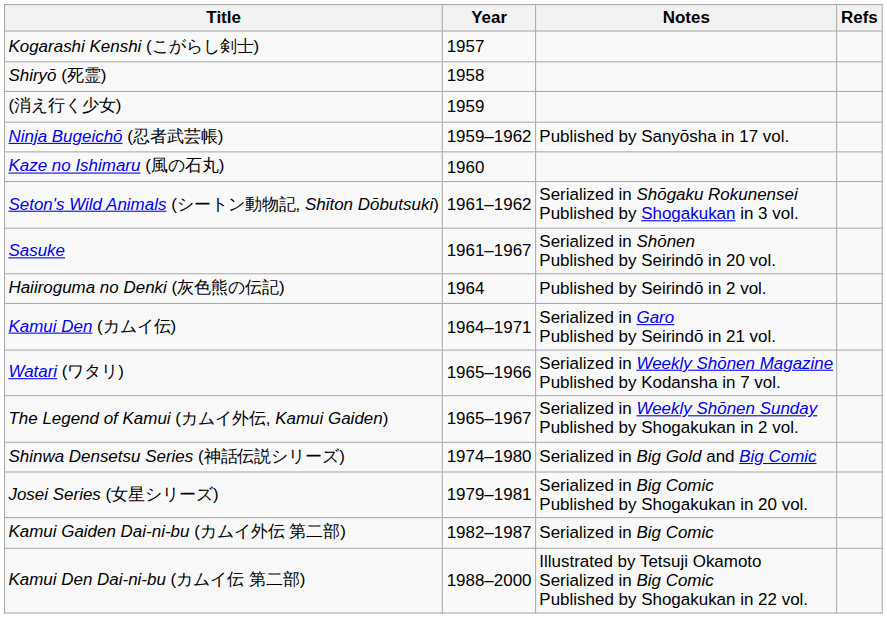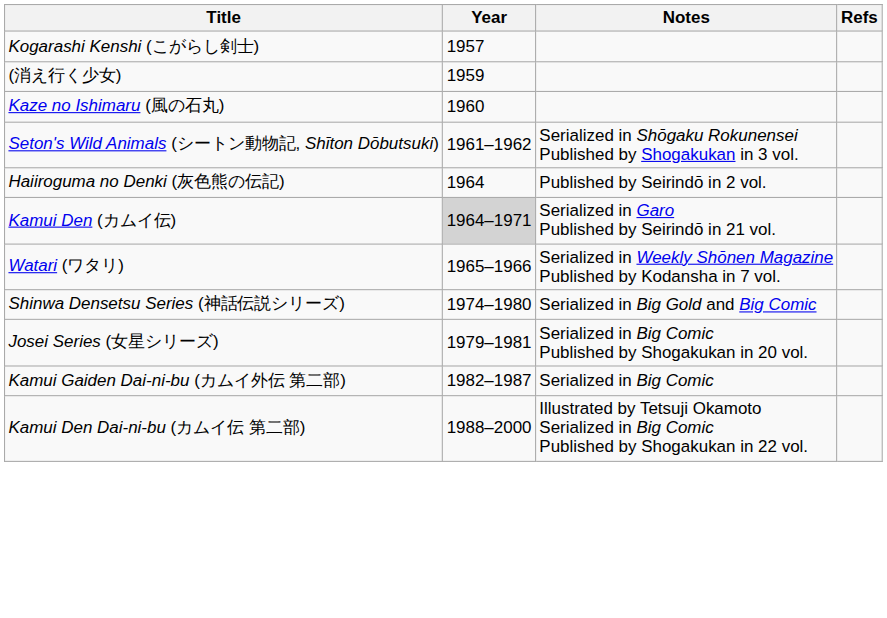- row: (57, 75)
- row: (116, 136)
- row: (37, 250)
(489, 326) no background -> (489, 220) lightgrey background
- row: (198, 418)
